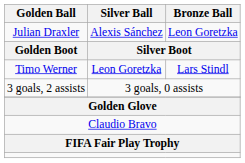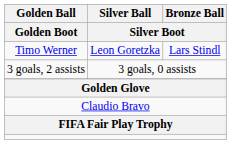- row: (46, 32)
